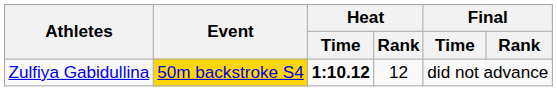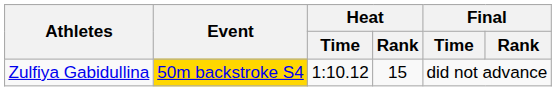(341, 72) bold -> (340, 72) normal
(399, 72) 12 -> (398, 72) 15
